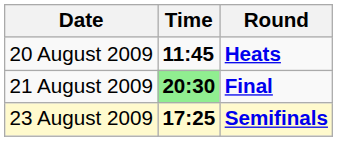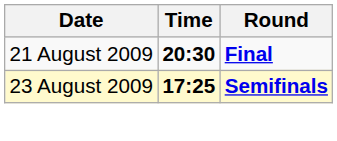- row: (81, 53)
(189, 86) lightgreen background -> (189, 53) no background
